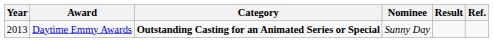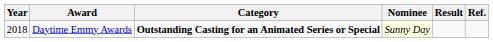(17, 29) 2013 -> (17, 29) 2018
(407, 29) no background -> (407, 29) lightyellow background
